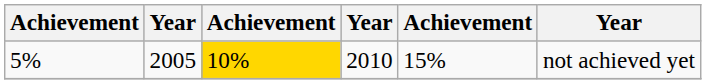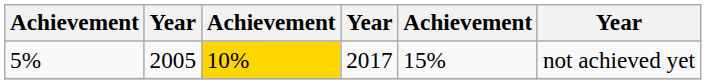(369, 59) 2010 -> (369, 59) 2017
